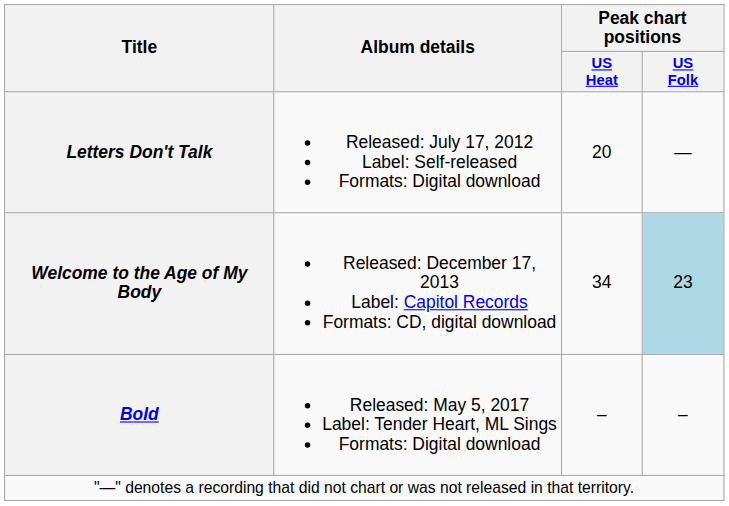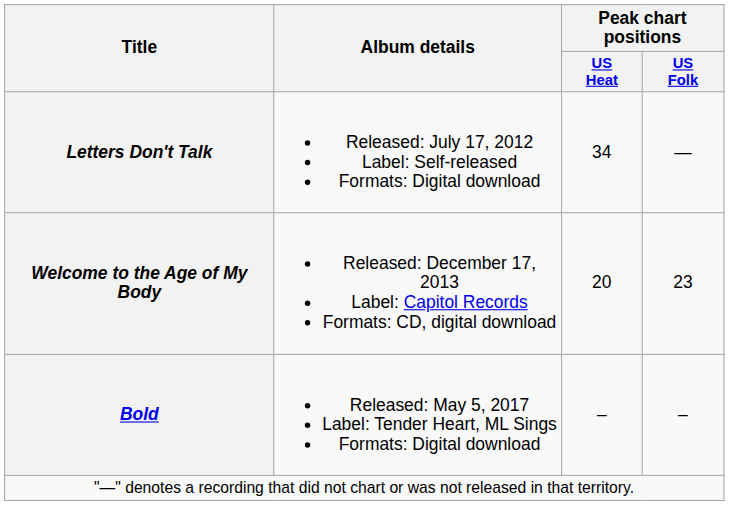(602, 152) 20 -> (602, 152) 34
(602, 283) 34 -> (602, 283) 20
(683, 283) lightblue background -> (683, 283) no background
